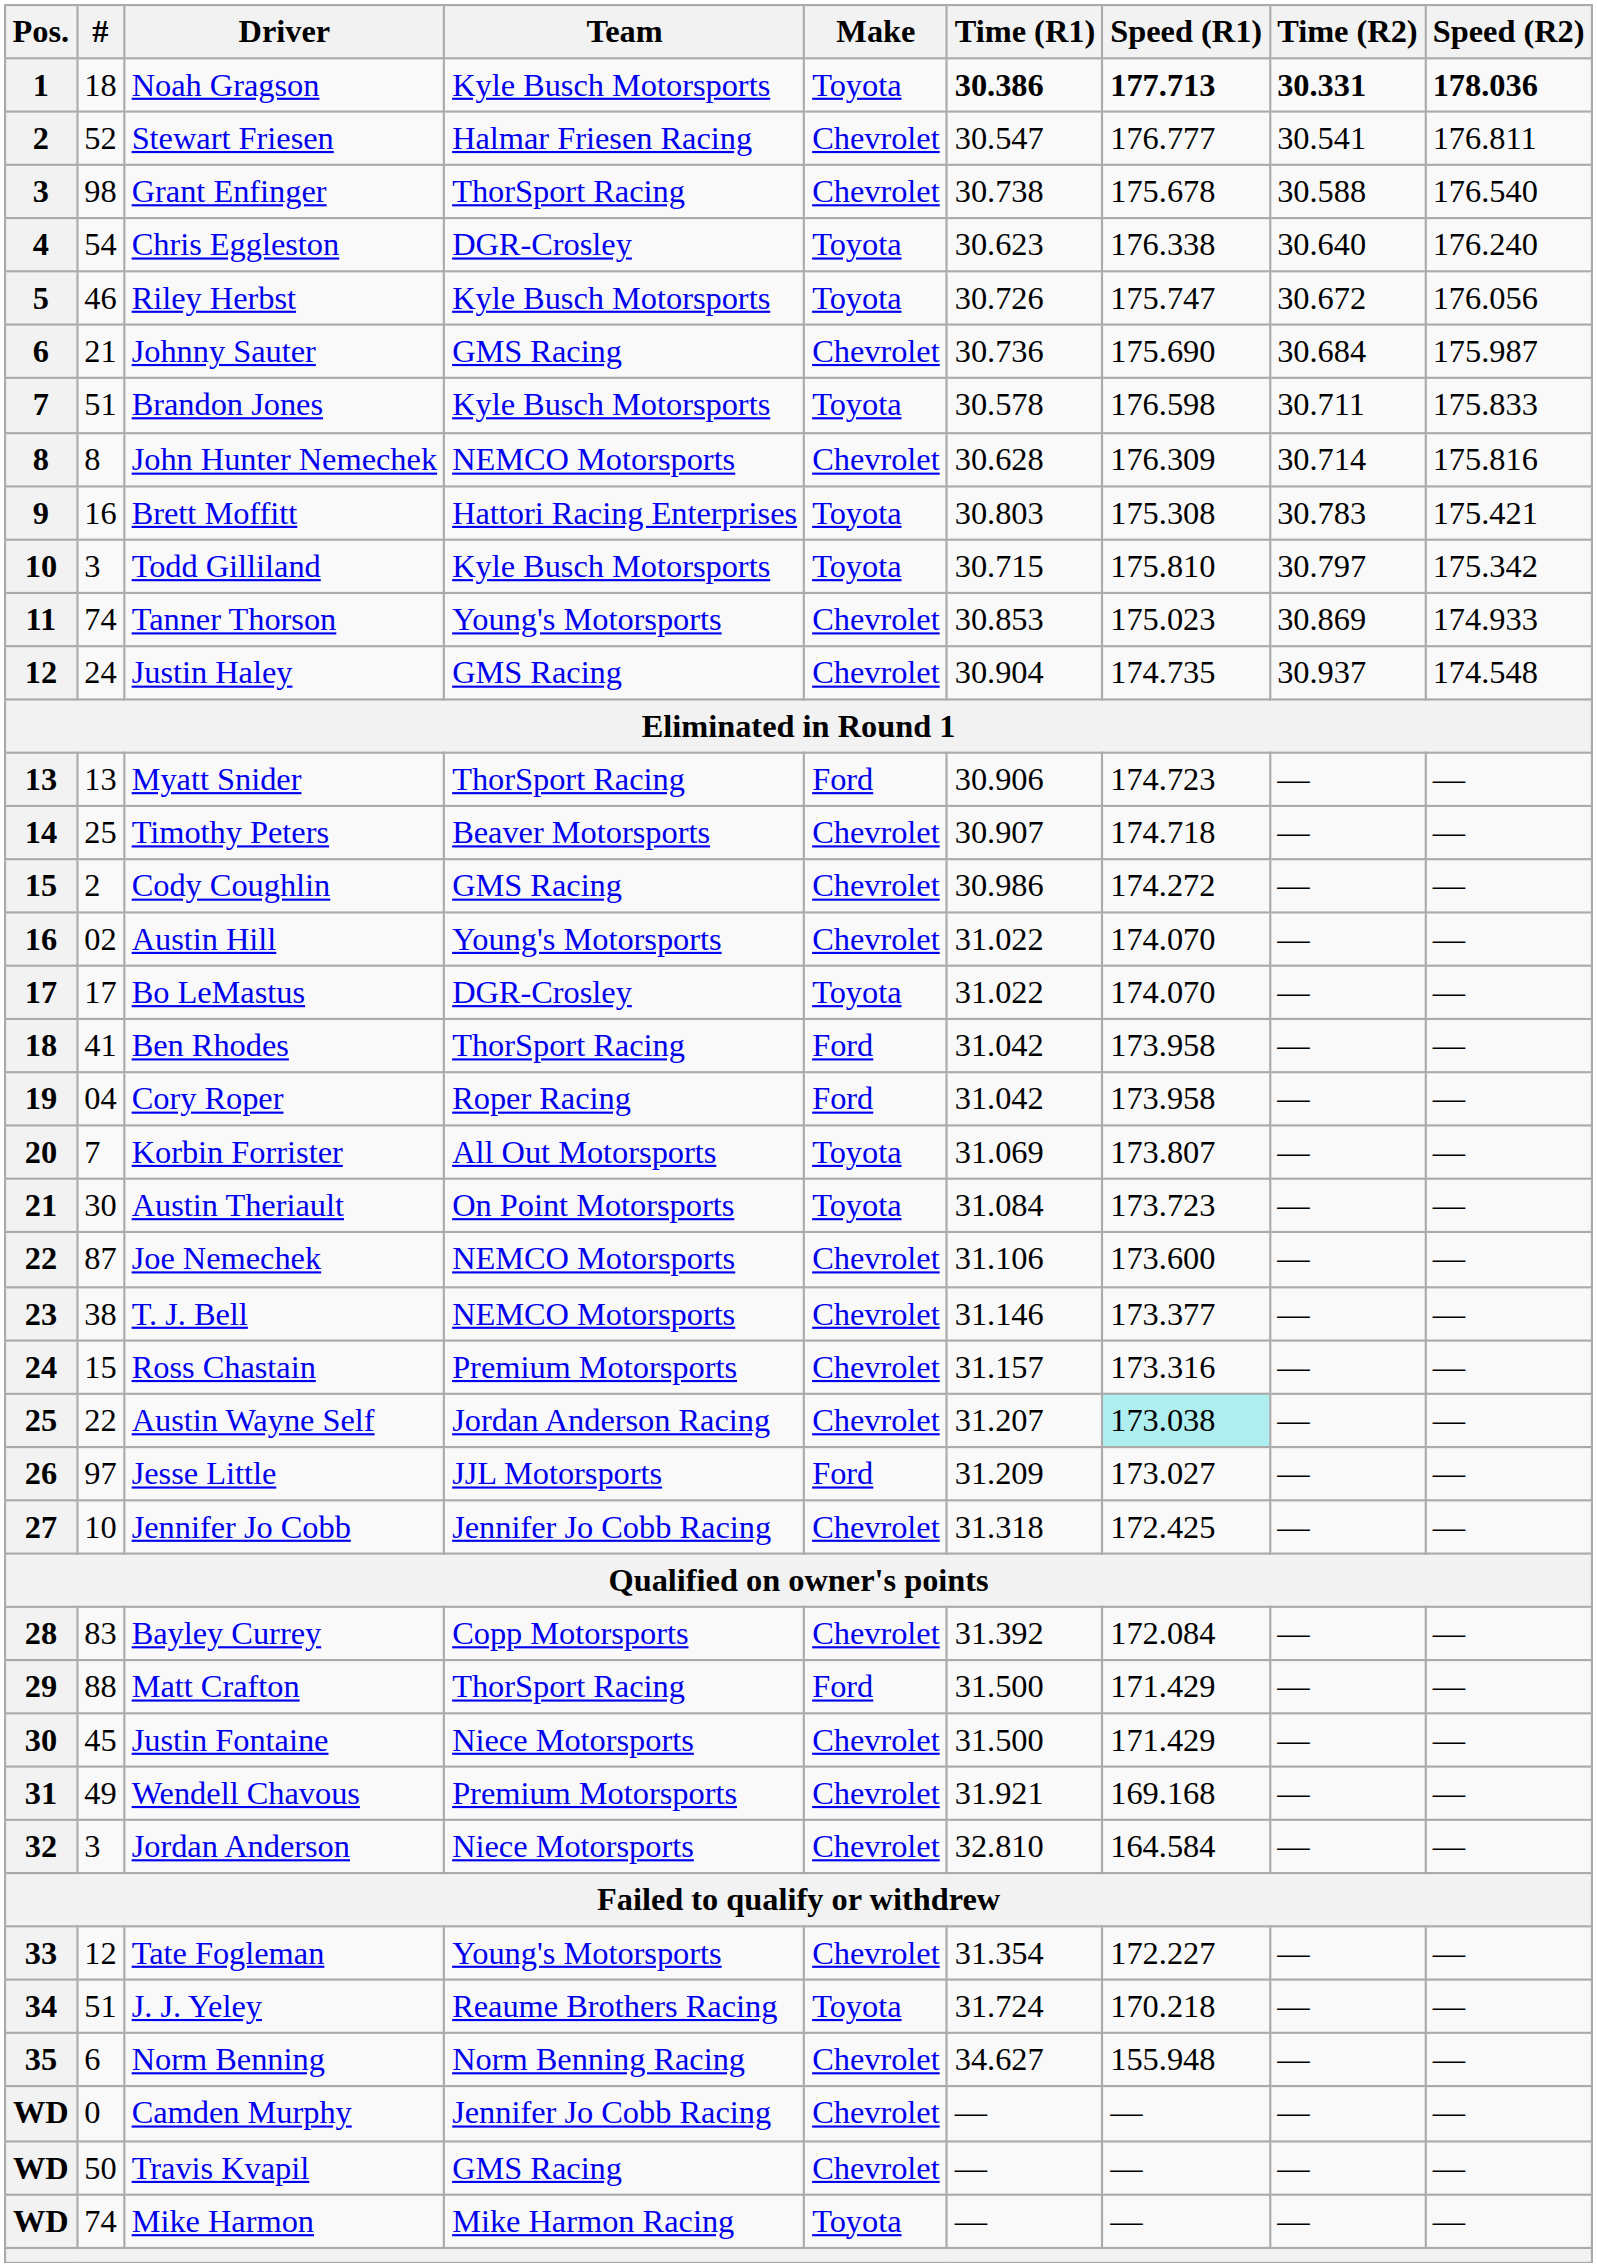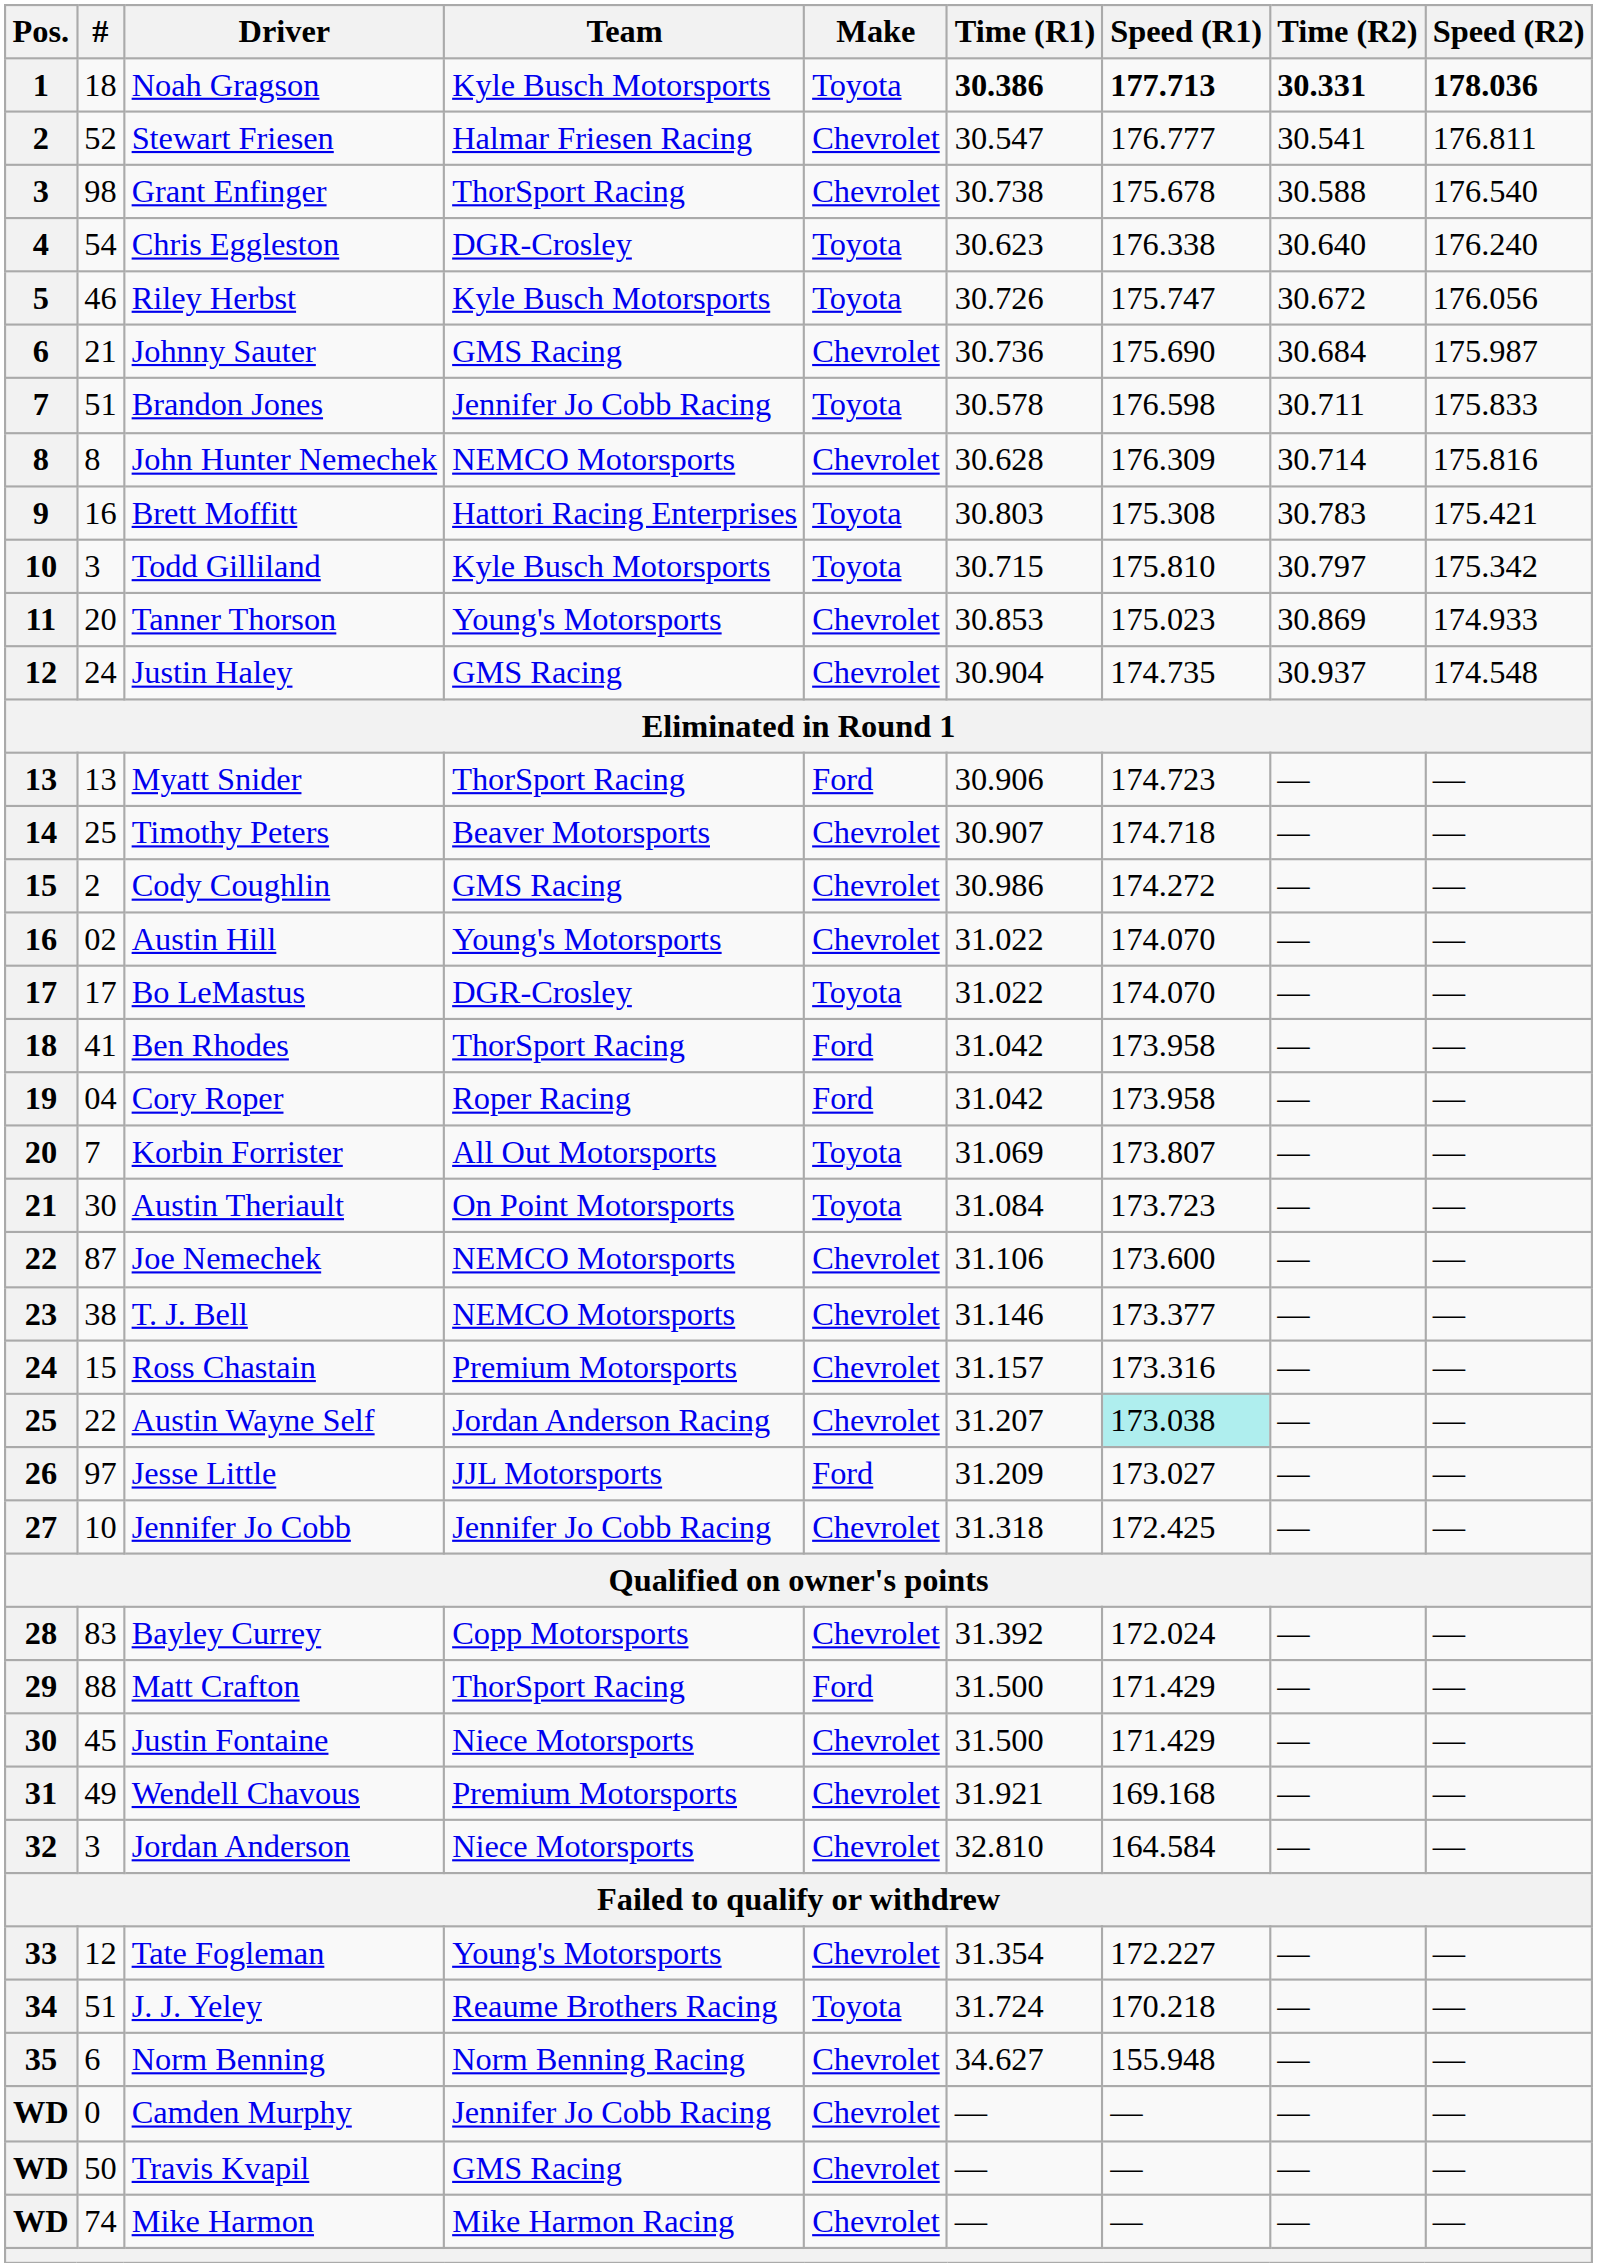(611, 405) Kyle Busch Motorsports -> (612, 405) Jennifer Jo Cobb Racing
(100, 618) 74 -> (100, 618) 20
(1163, 1632) 172.084 -> (1163, 1632) 172.024
(857, 2220) Toyota -> (876, 2220) Chevrolet
